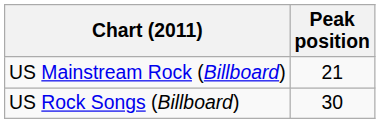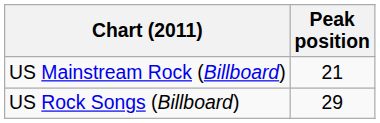(332, 103) 30 -> (332, 103) 29
